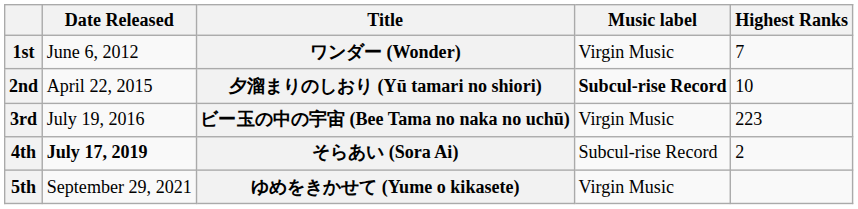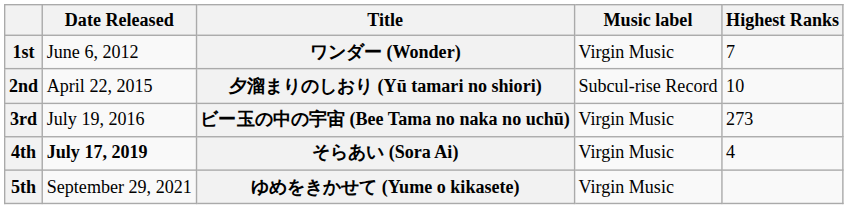(653, 85) bold -> (648, 85) normal
(749, 119) 223 -> (740, 119) 273
(648, 153) Subcul-rise Record -> (626, 153) Virgin Music
(740, 153) 2 -> (731, 153) 4
